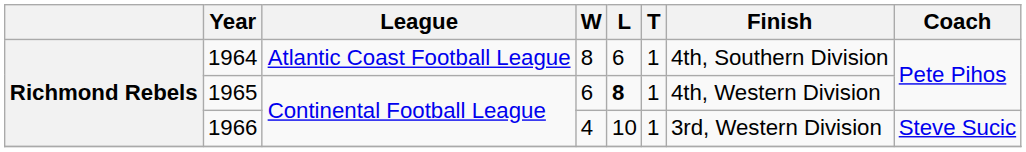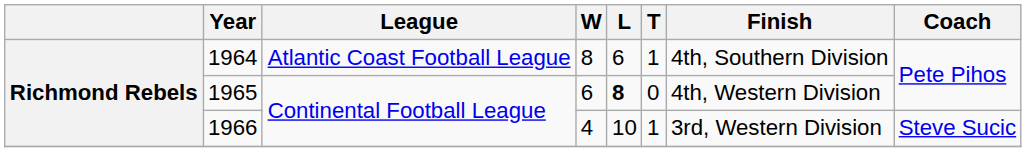(653, 92) 1 -> (653, 92) 0
